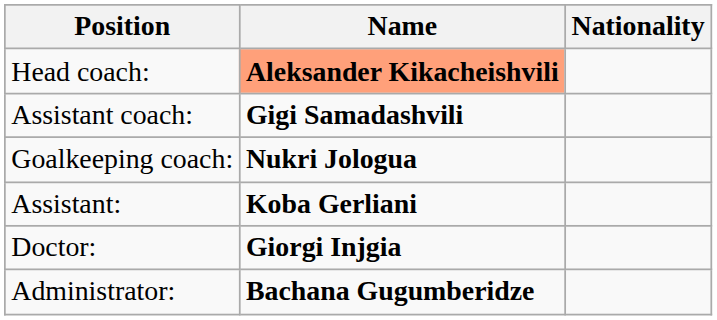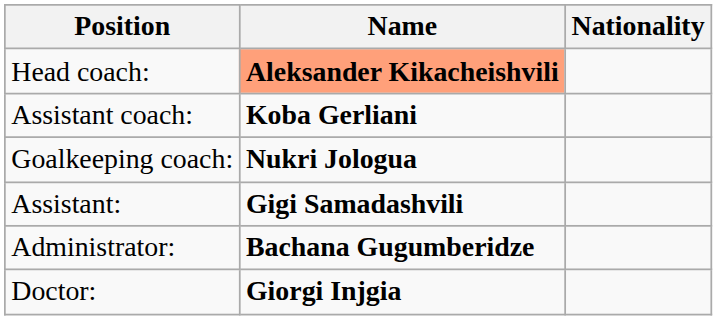(355, 114) Gigi Samadashvili -> (331, 114) Koba Gerliani
(331, 203) Koba Gerliani -> (355, 203) Gigi Samadashvili
rows swapped: (54, 247) <-> (93, 291)
